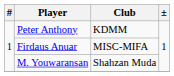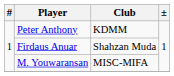(121, 46) MISC-MIFA -> (125, 46) Shahzan Muda
(125, 63) Shahzan Muda -> (121, 63) MISC-MIFA
